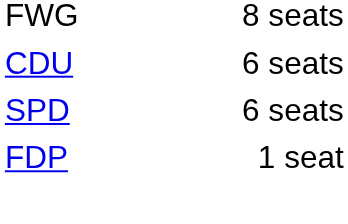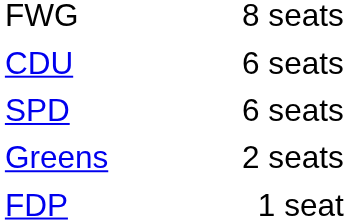+ row: (57, 157)
